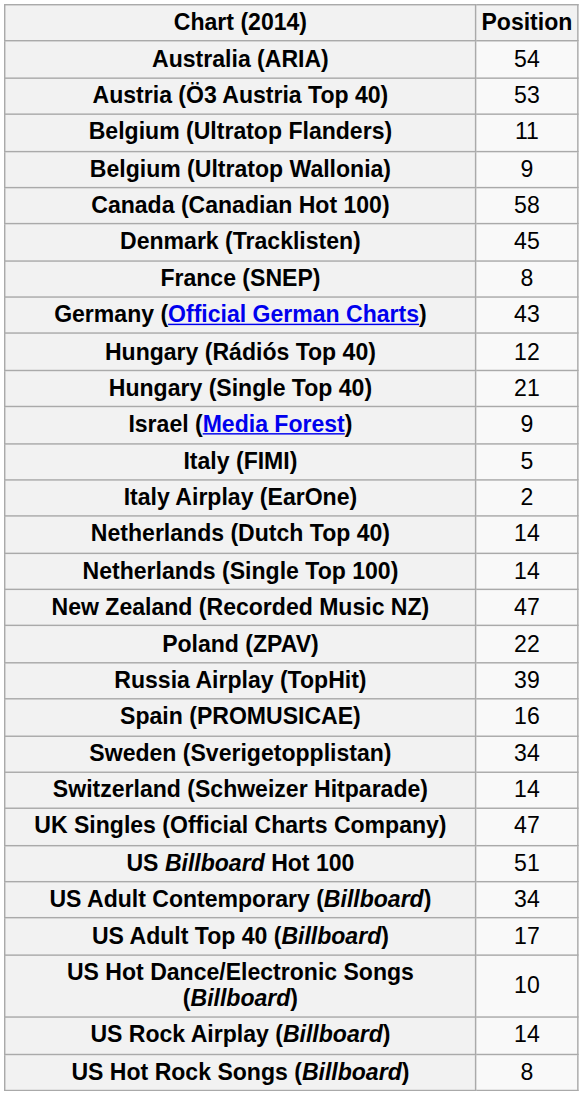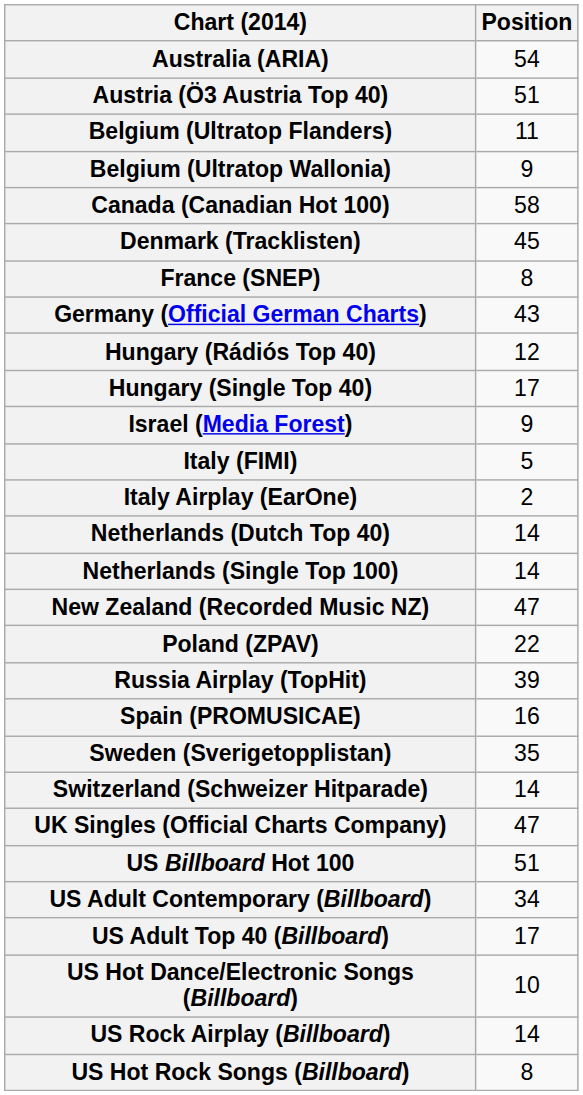(527, 95) 53 -> (527, 95) 51
(527, 388) 21 -> (527, 388) 17
(527, 753) 34 -> (527, 753) 35
